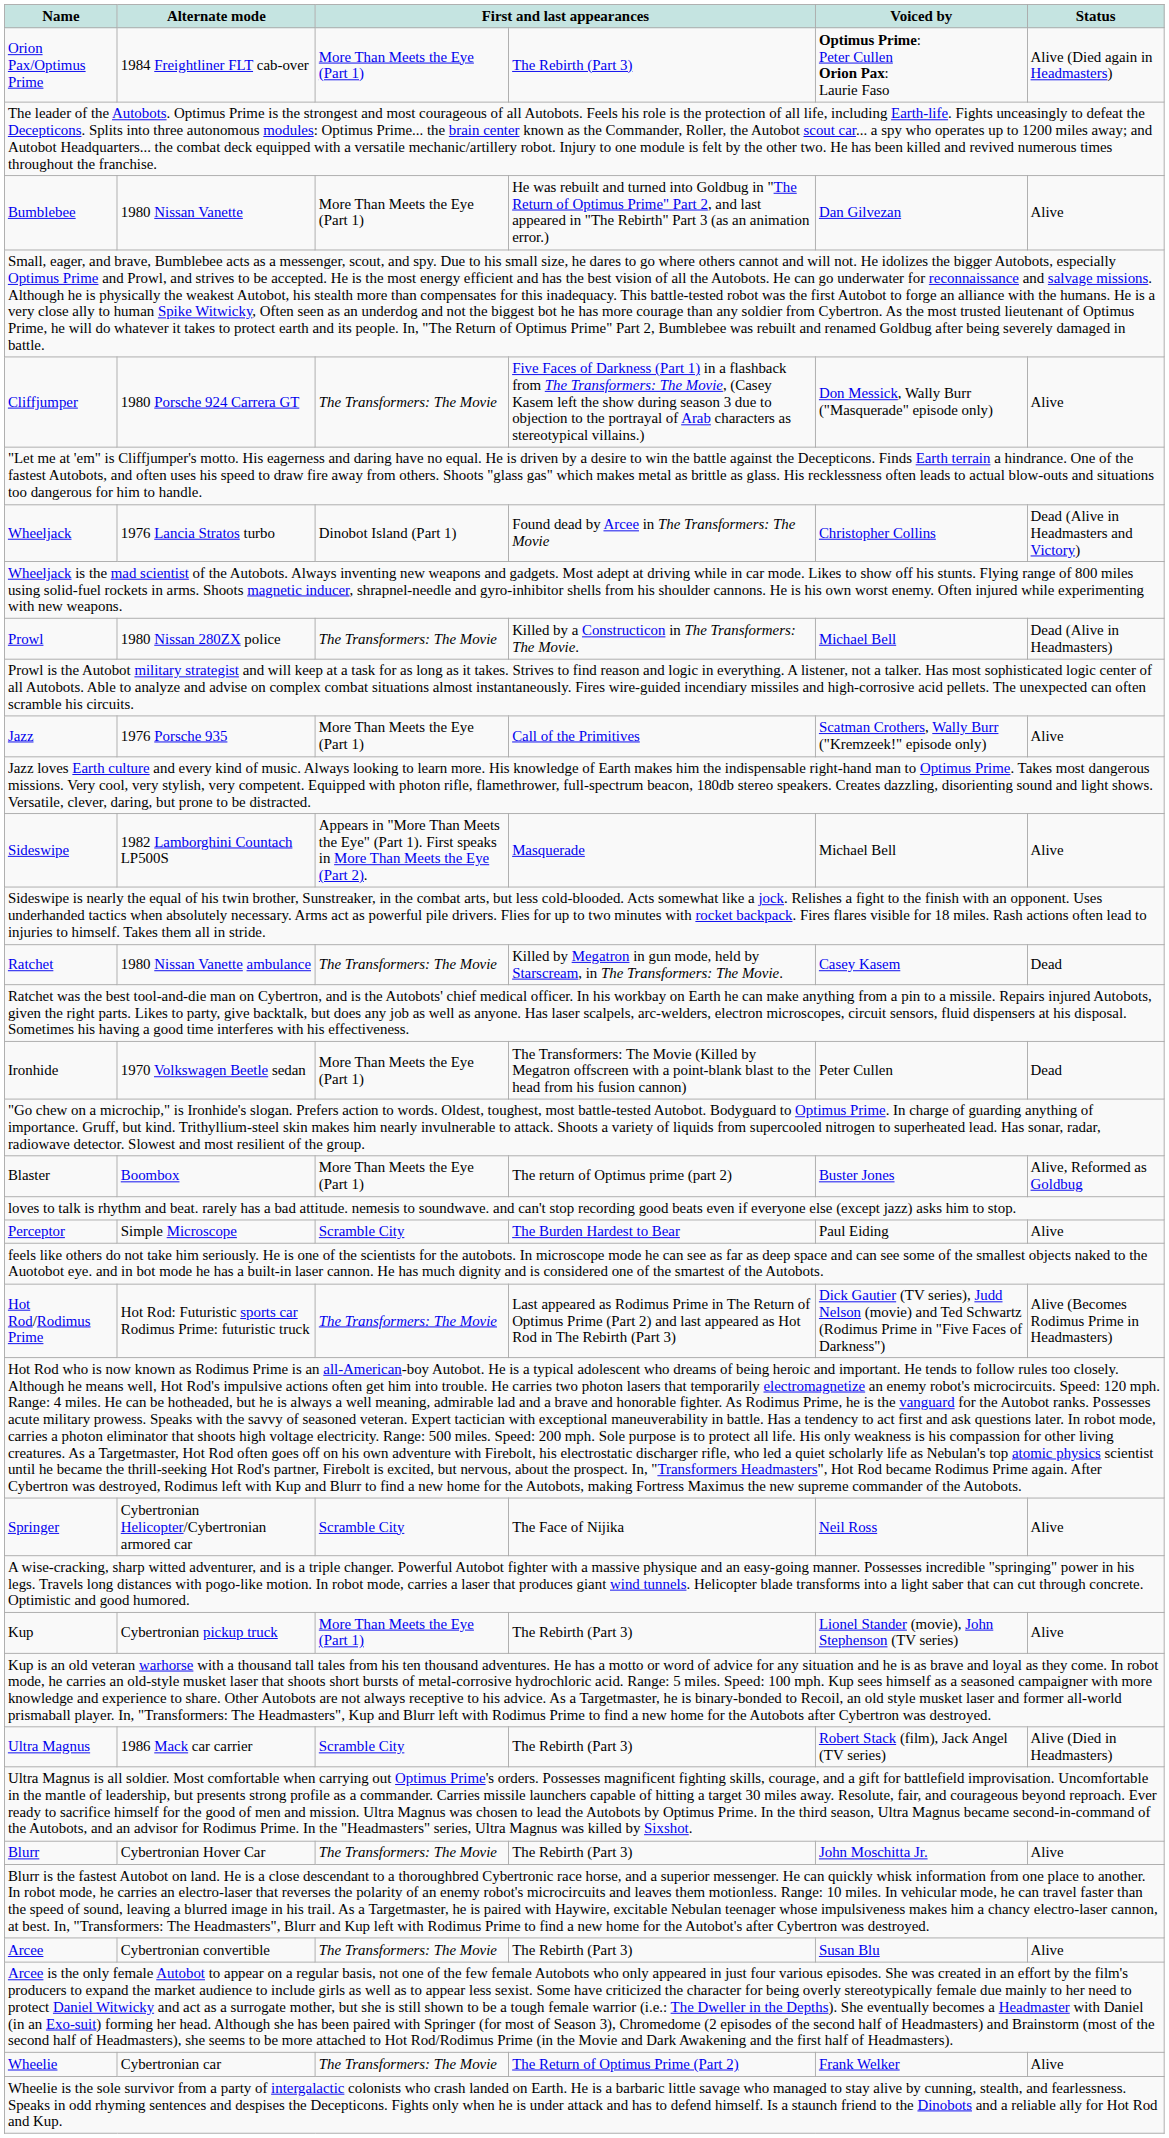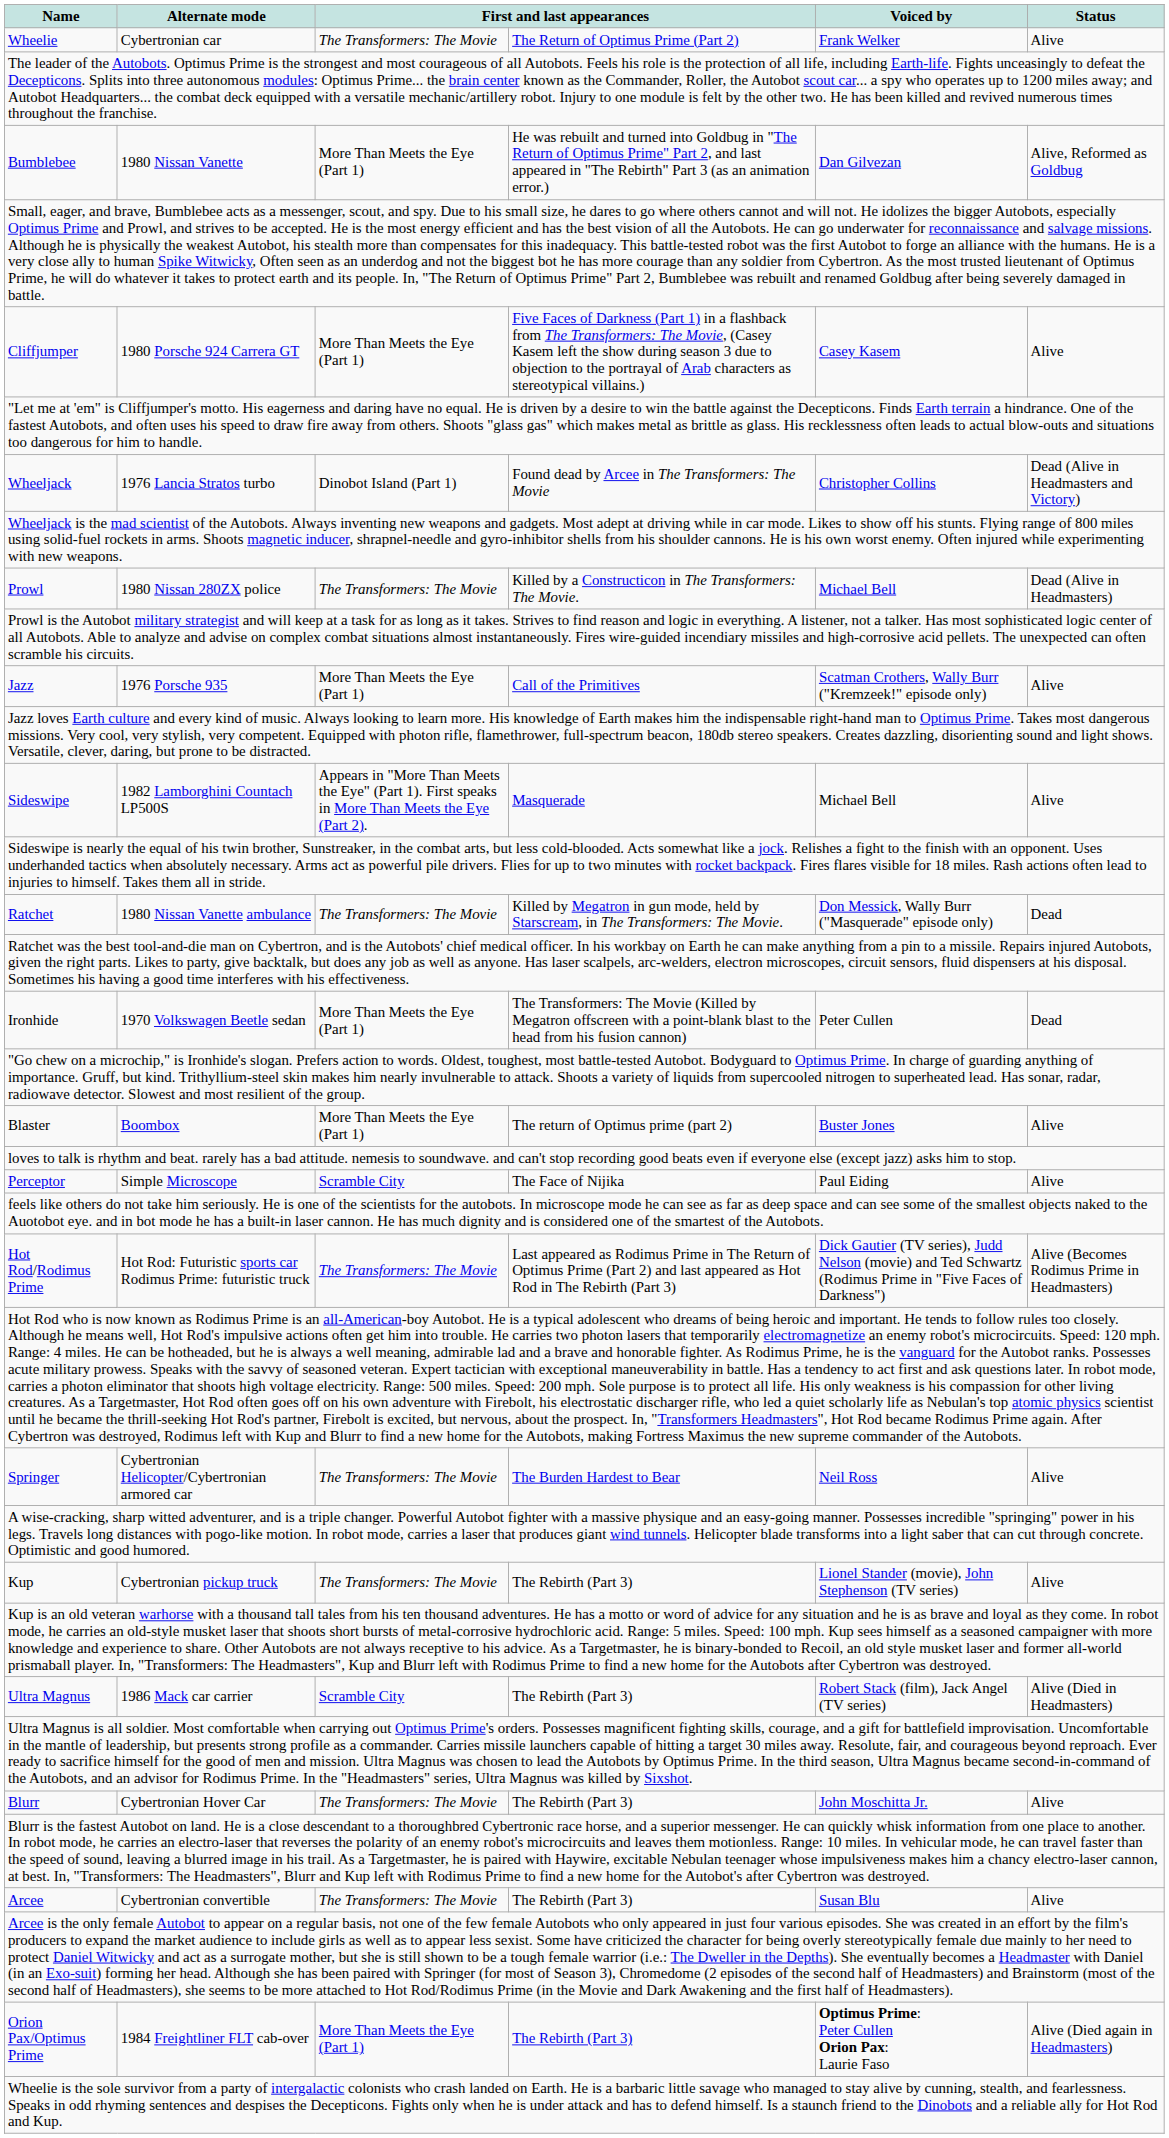rows swapped: (47, 65) <-> (33, 2064)
(1047, 212) Alive -> (1089, 162) Alive, Reformed as Goldbug
(408, 402) The Transformers: The Movie -> (396, 351) More Than Meets the Eye (Part 1)
(906, 402) Don Messick, Wally Burr ("Masquerade" episode only) -> (860, 351) Casey Kasem
(860, 964) Casey Kasem -> (906, 914) Don Messick, Wally Burr ("Masquerade" episode only)
(1089, 1176) Alive, Reformed as Goldbug -> (1047, 1125) Alive
(596, 1231) The Burden Hardest to Bear -> (568, 1181) The Face of Nijika
(362, 1526) Scramble City -> (408, 1476) The Transformers: The Movie
(568, 1526) The Face of Nijika -> (596, 1476) The Burden Hardest to Bear
(396, 1632) More Than Meets the Eye (Part 1) -> (408, 1582) The Transformers: The Movie
